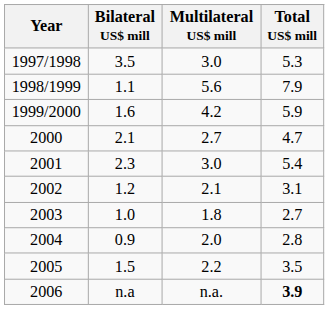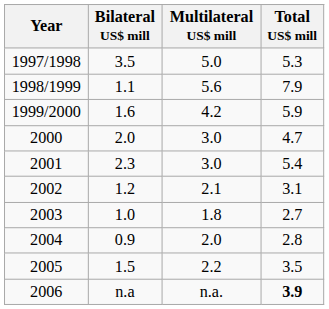(211, 61) 3.0 -> (211, 61) 5.0
(125, 138) 2.1 -> (125, 138) 2.0
(211, 138) 2.7 -> (211, 138) 3.0
